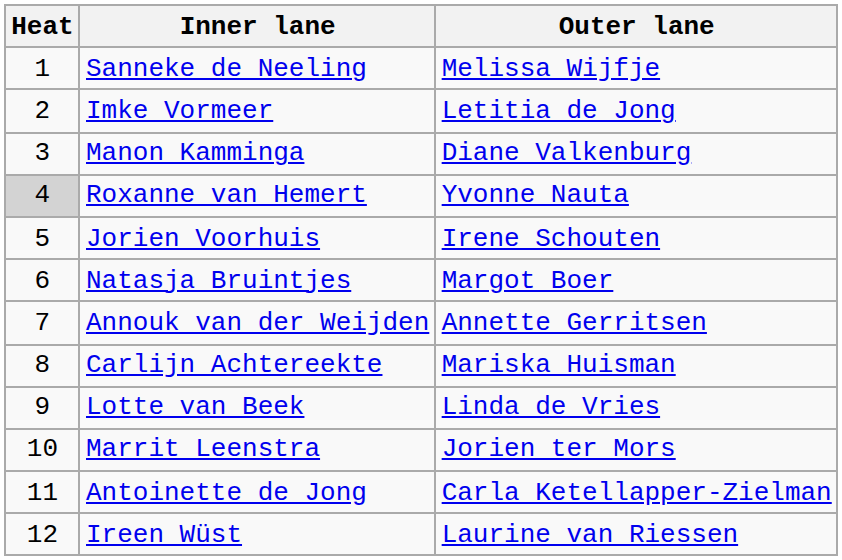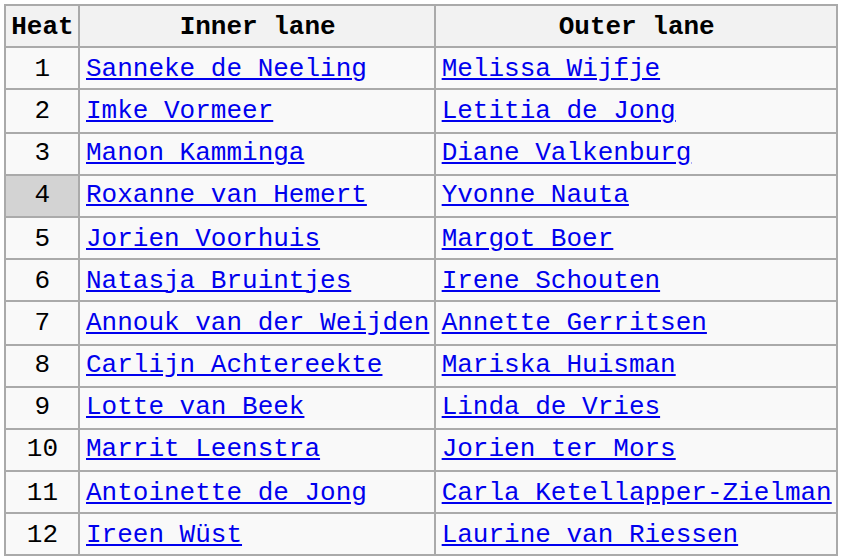(551, 238) Irene Schouten -> (527, 238) Margot Boer
(527, 280) Margot Boer -> (551, 280) Irene Schouten
